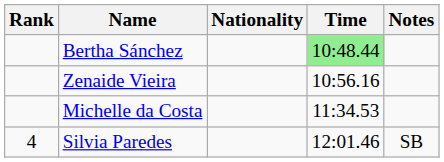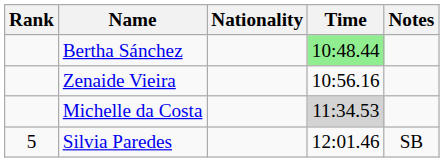(346, 111) no background -> (346, 111) lightgrey background
(31, 141) 4 -> (31, 141) 5
